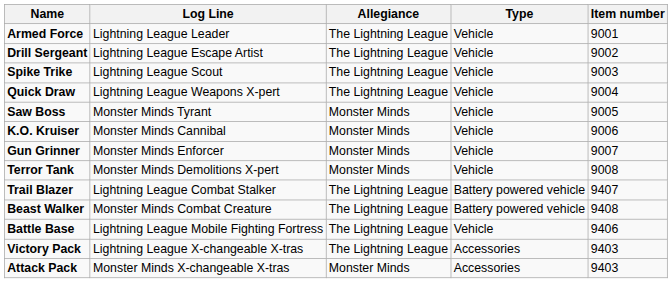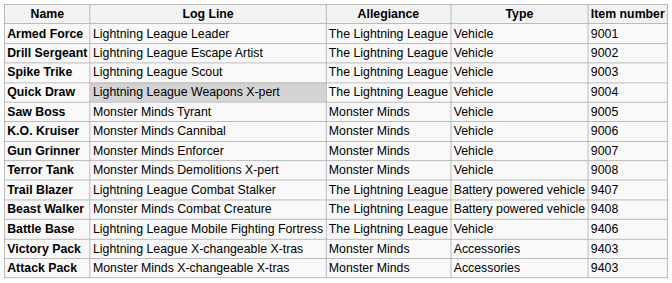(186, 92) no background -> (186, 92) lightgrey background
(388, 248) The Lightning League -> (369, 248) Monster Minds
